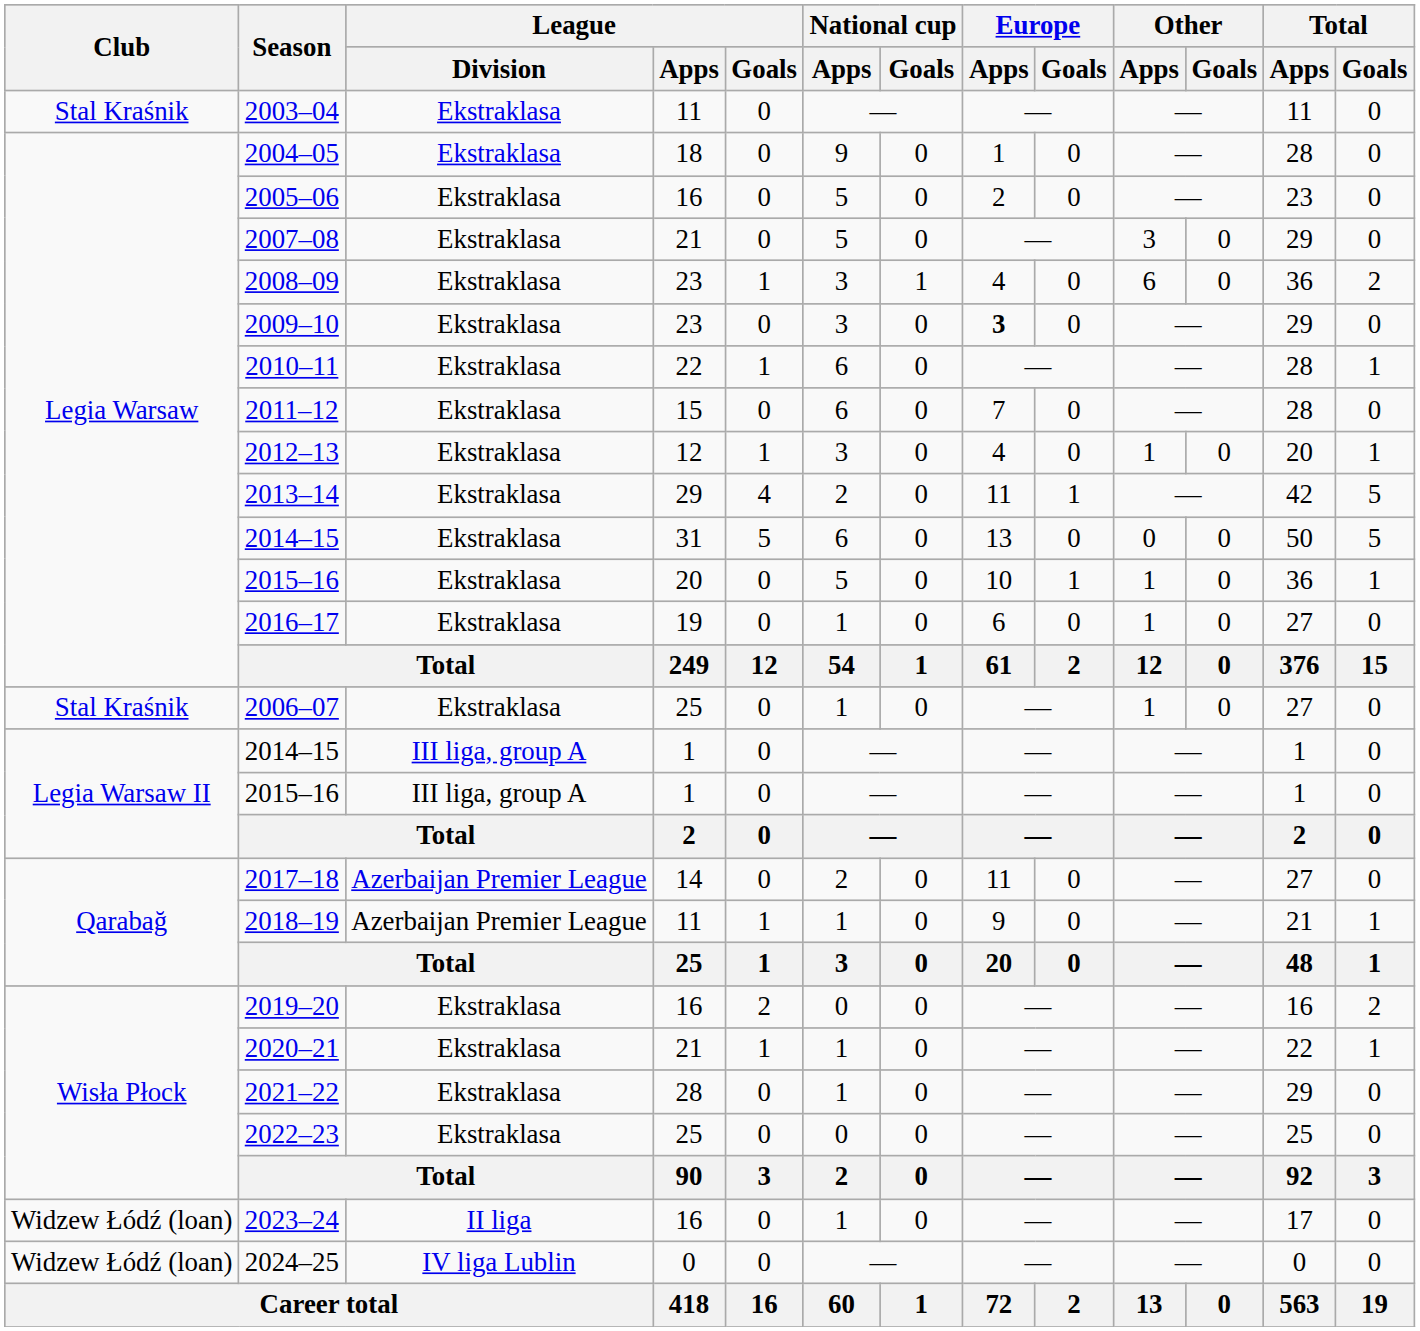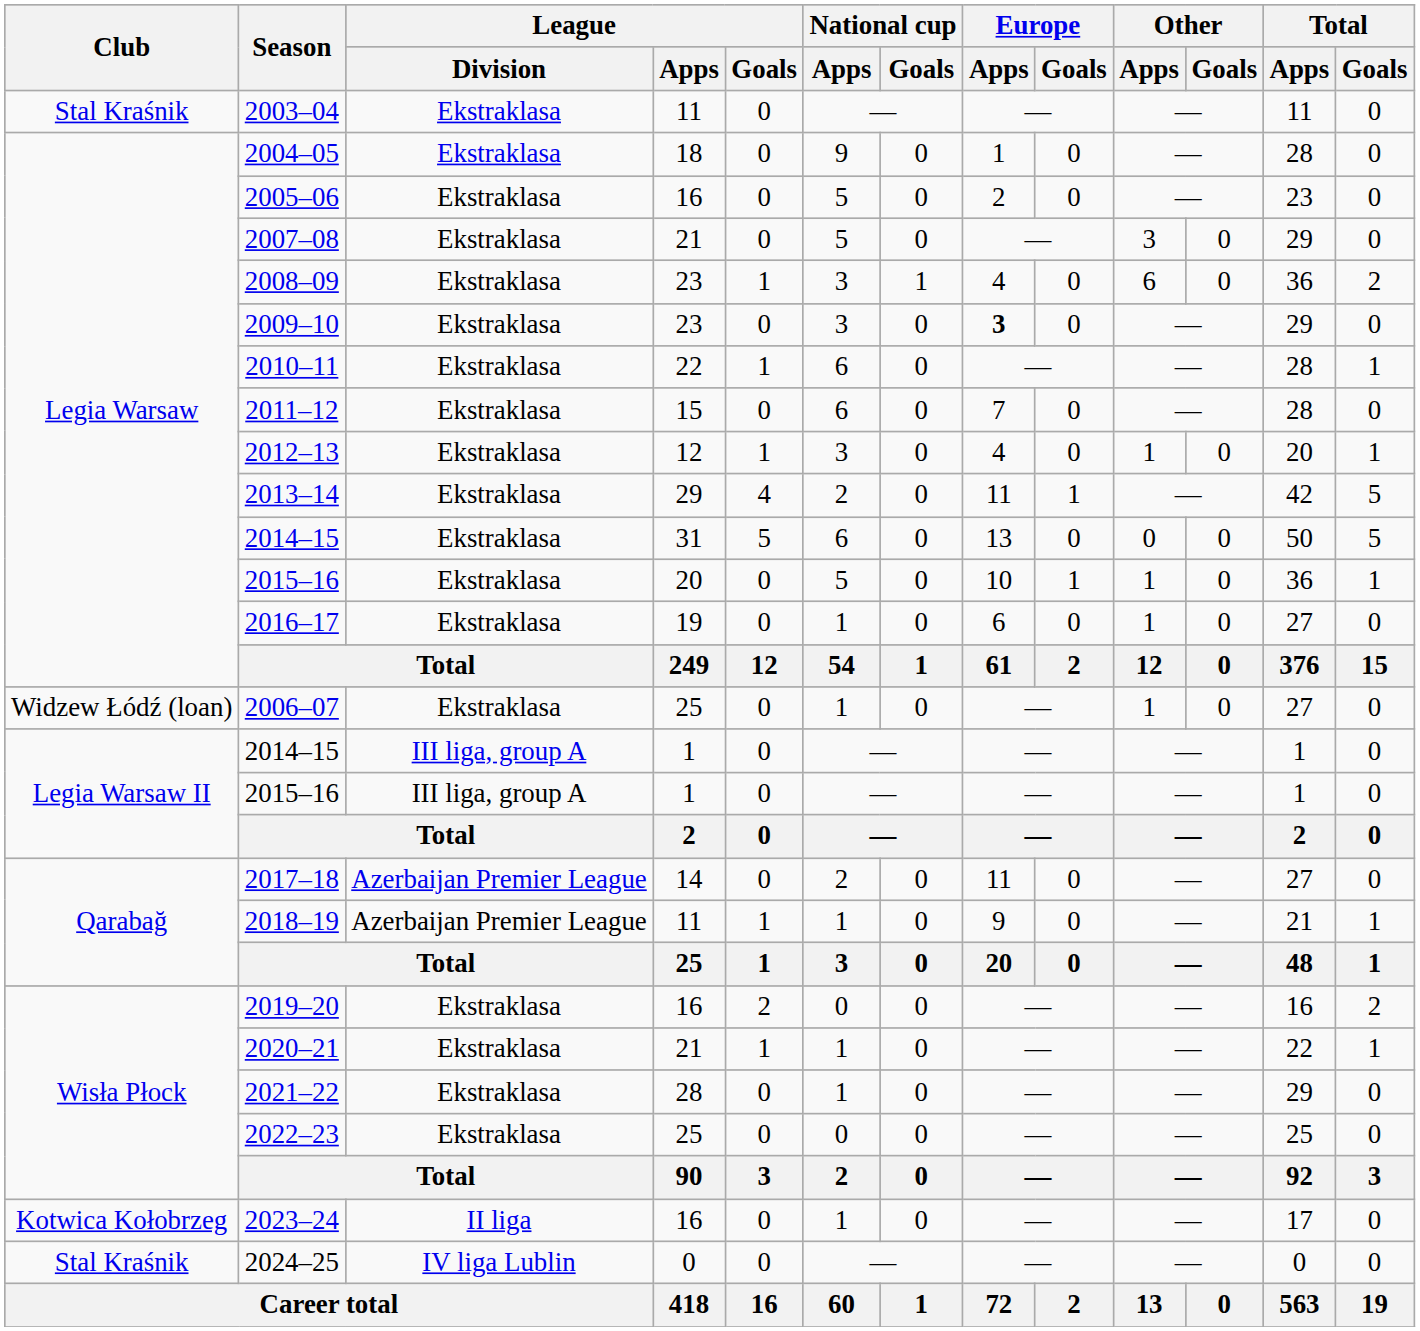(122, 707) Stal Kraśnik -> (122, 707) Widzew Łódź (loan)
(122, 1219) Widzew Łódź (loan) -> (122, 1219) Kotwica Kołobrzeg
(122, 1262) Widzew Łódź (loan) -> (122, 1262) Stal Kraśnik
